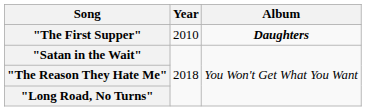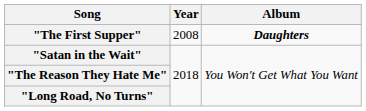(186, 34) 2010 -> (186, 34) 2008
